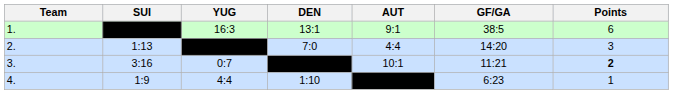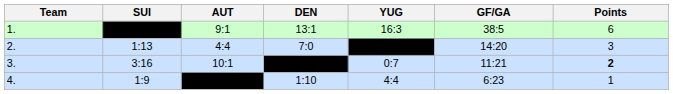columns swapped: (224, 13) <-> (393, 13)
